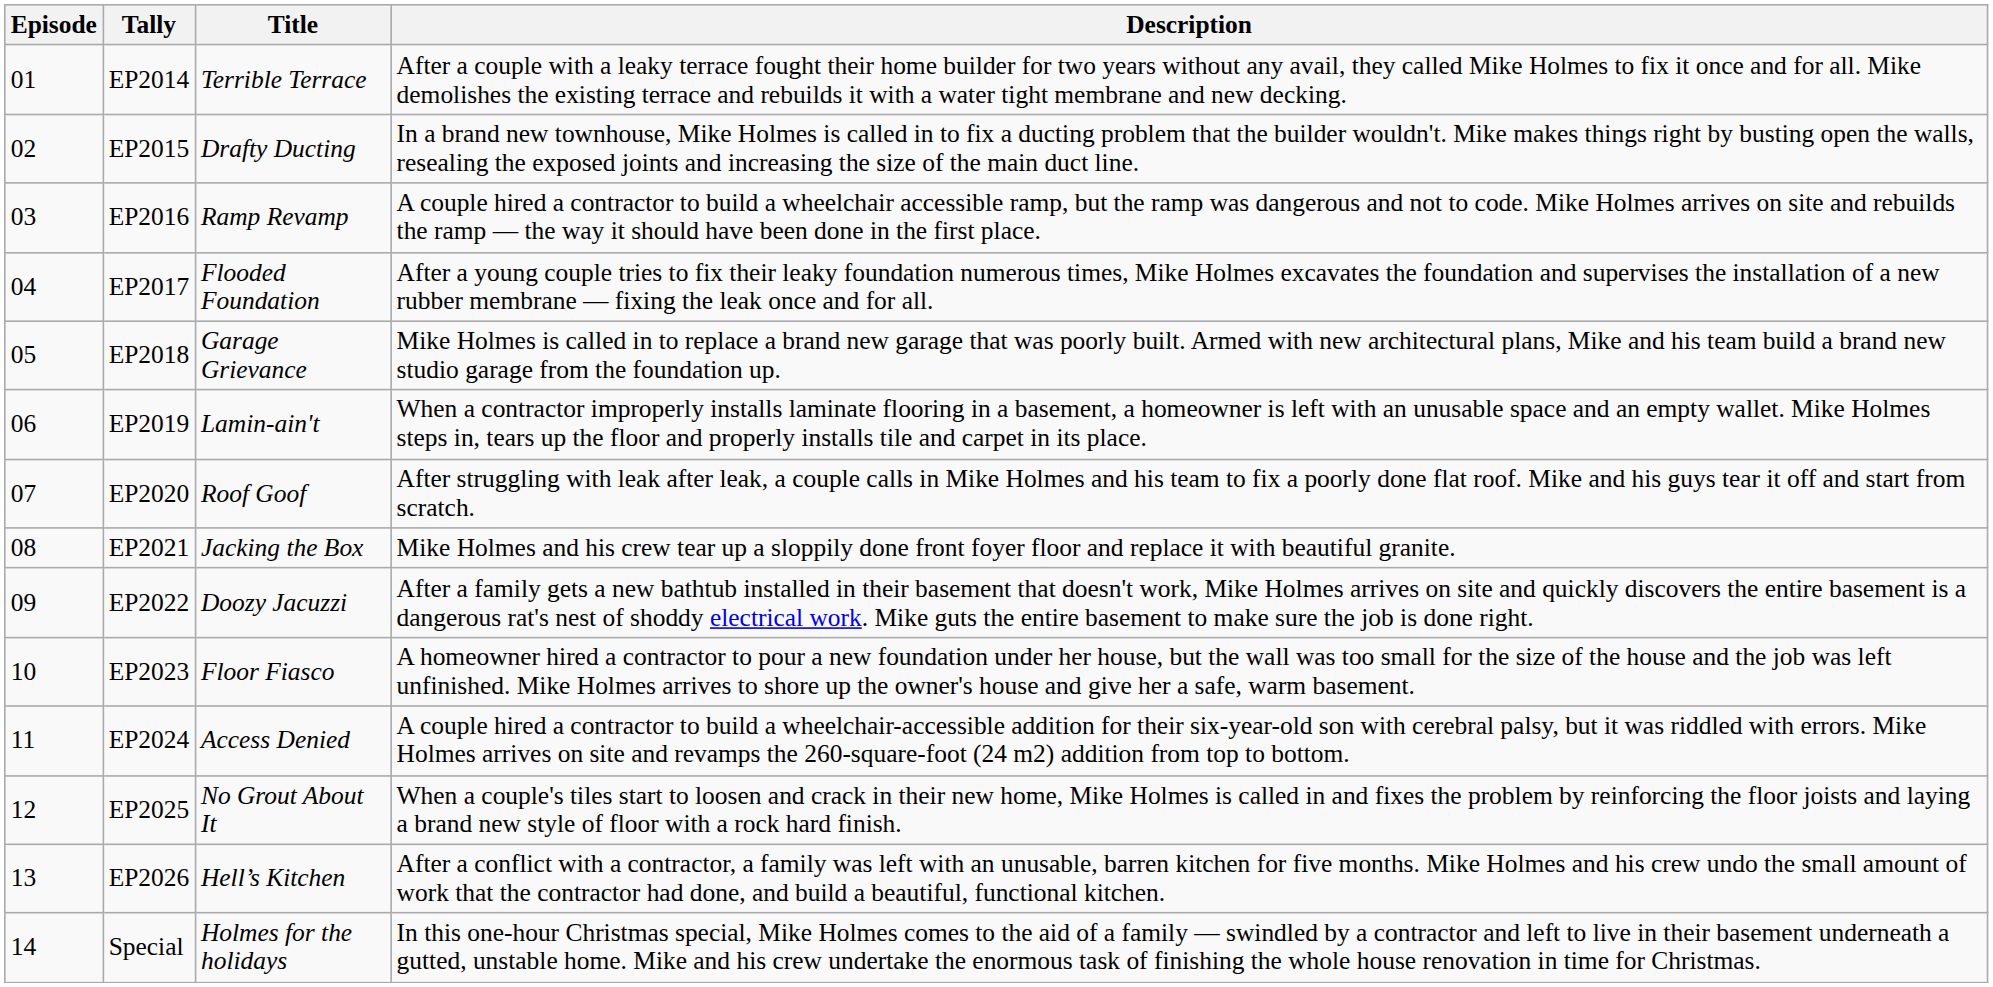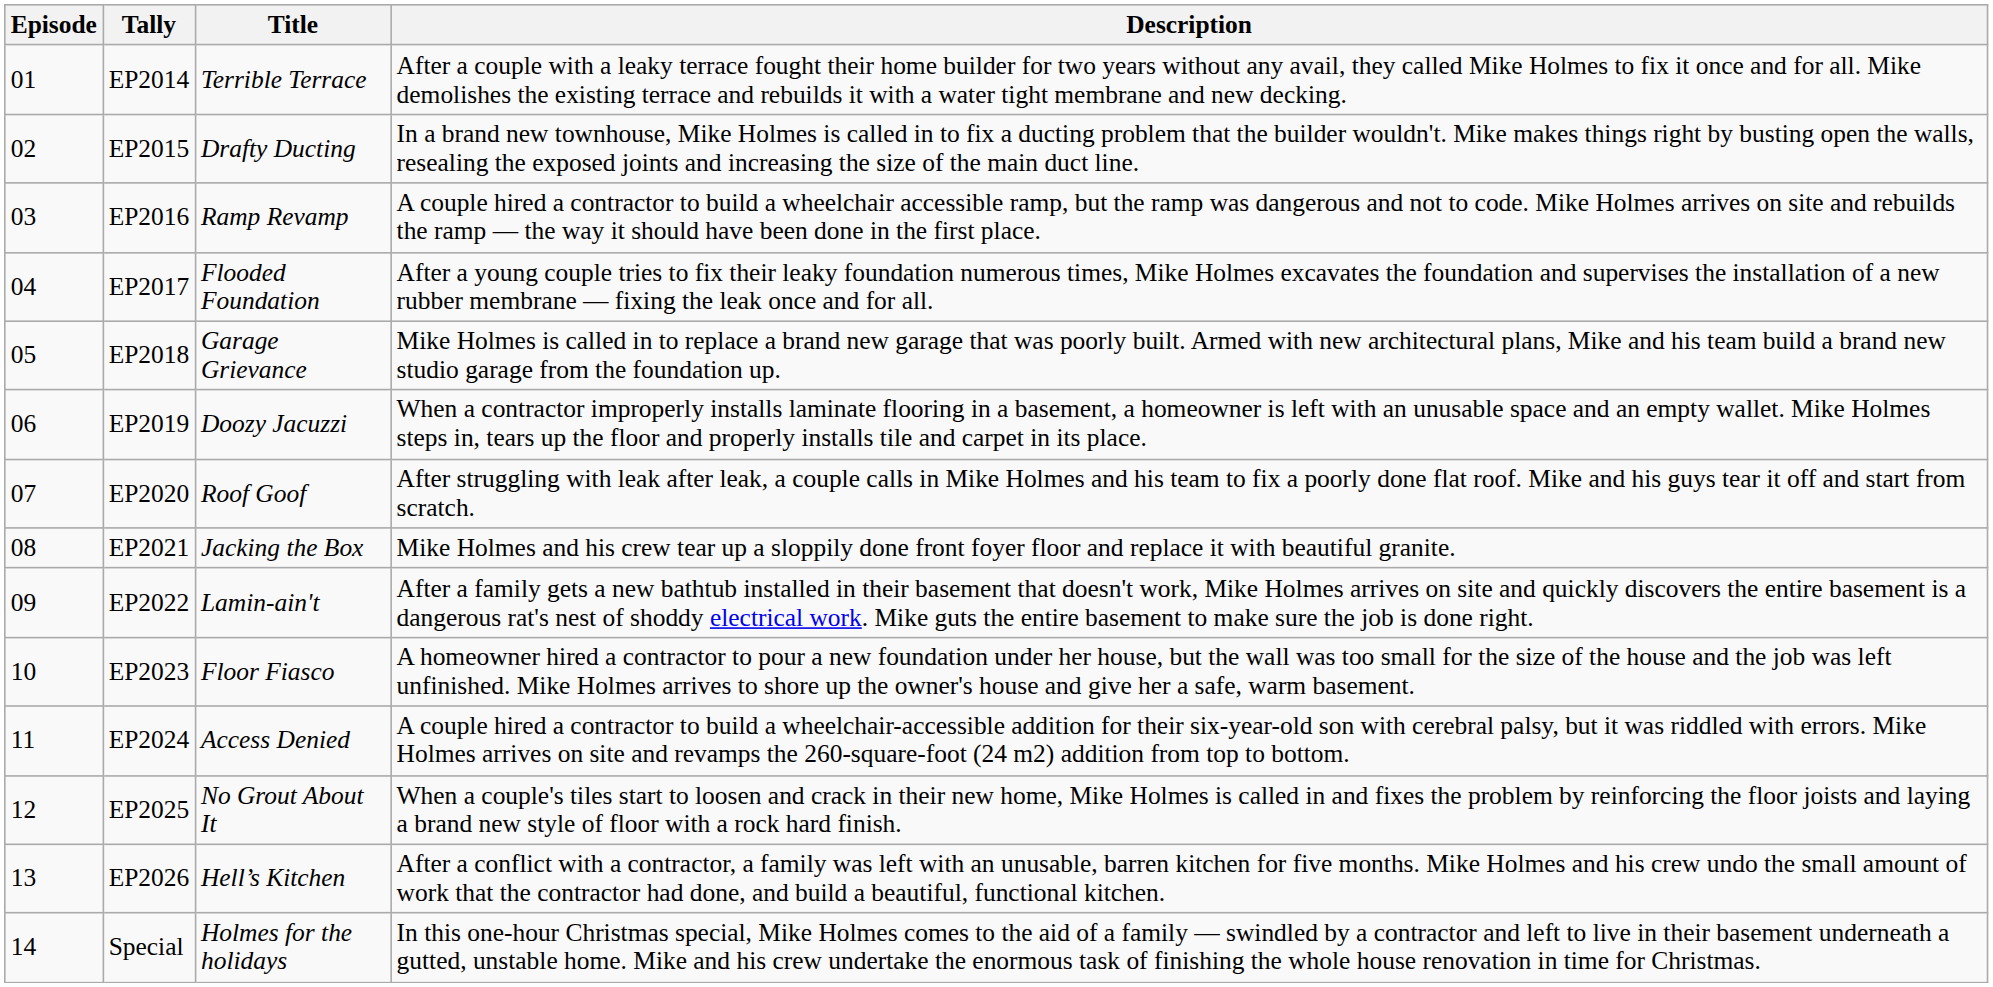(260, 424) Lamin-ain't -> (274, 424) Doozy Jacuzzi
(274, 602) Doozy Jacuzzi -> (260, 602) Lamin-ain't
